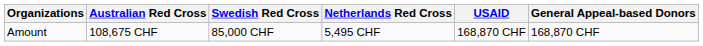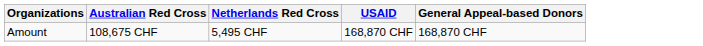- column: (265, 13)
